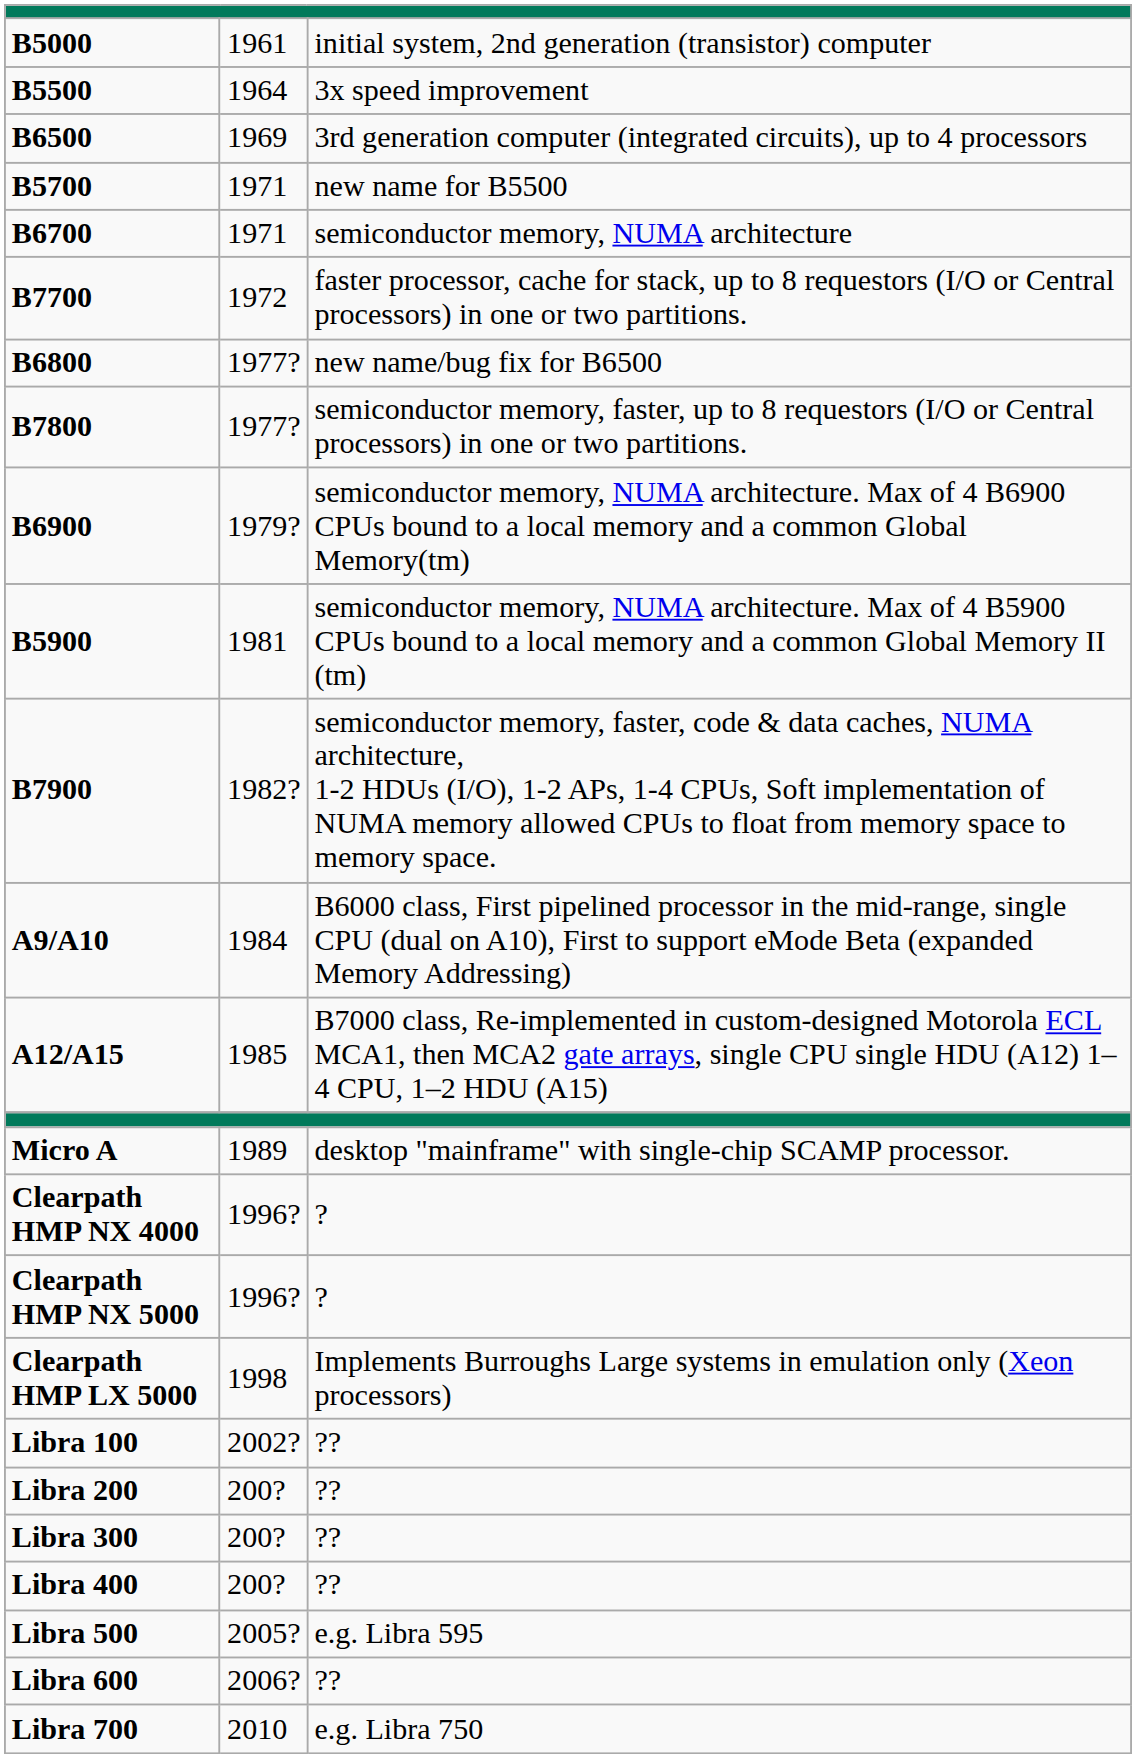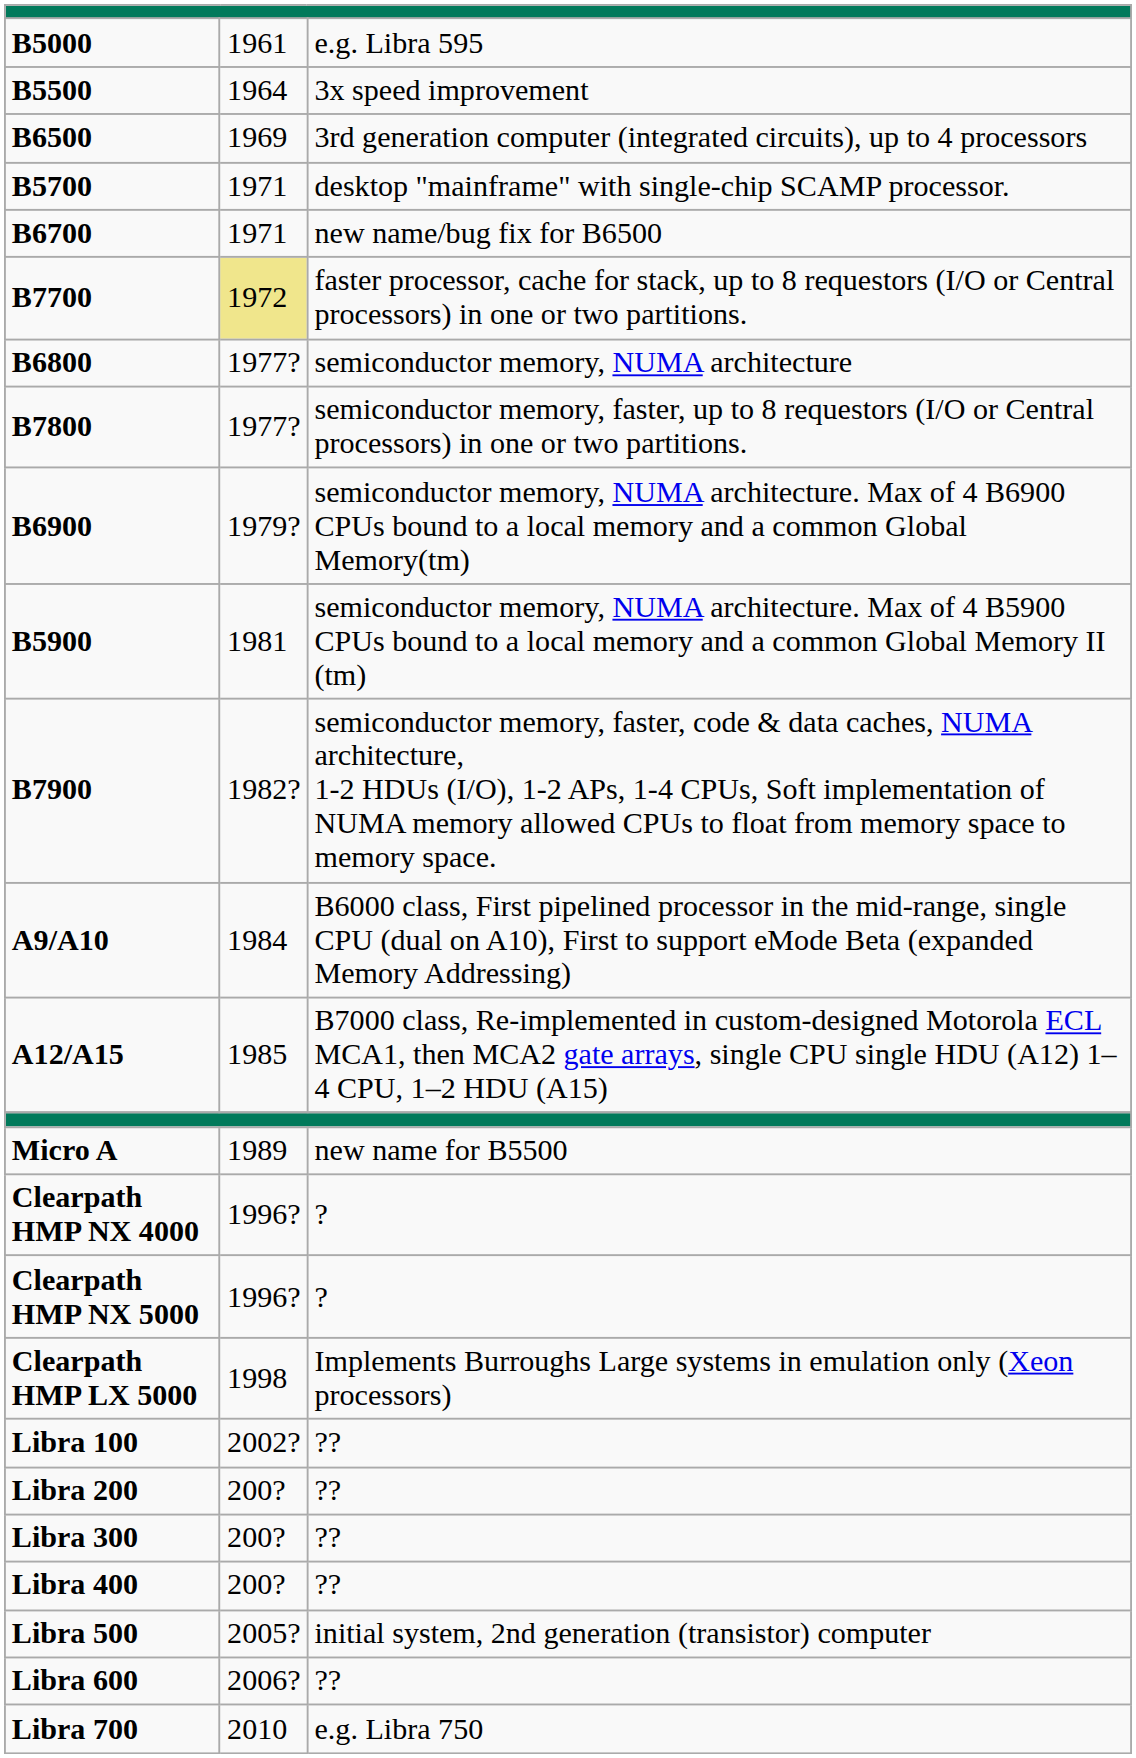(623, 42) initial system, 2nd generation (transistor) computer -> (399, 42) e.g. Libra 595
(441, 185) new name for B5500 -> (662, 185) desktop "mainframe" with single-chip SCAMP processor.
(583, 233) semiconductor memory, NUMA architecture -> (488, 233) new name/bug fix for B6500
(257, 297) no background -> (257, 297) khaki background
(488, 362) new name/bug fix for B6500 -> (583, 362) semiconductor memory, NUMA architecture
(662, 1150) desktop "mainframe" with single-chip SCAMP processor. -> (441, 1150) new name for B5500
(399, 1633) e.g. Libra 595 -> (623, 1633) initial system, 2nd generation (transistor) computer
